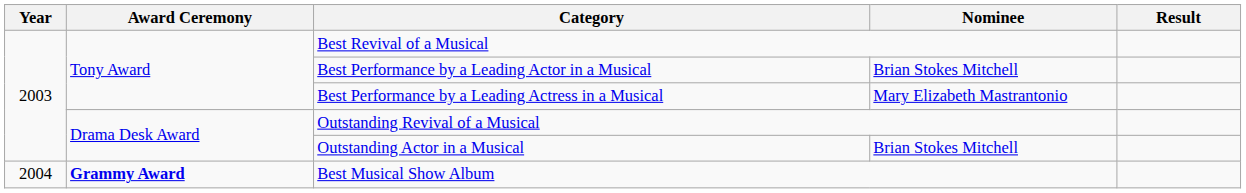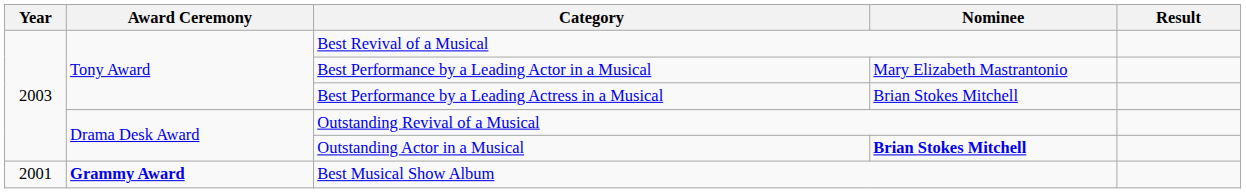(946, 69) Brian Stokes Mitchell -> (970, 69) Mary Elizabeth Mastrantonio
(970, 95) Mary Elizabeth Mastrantonio -> (946, 95) Brian Stokes Mitchell
(946, 148) normal -> (950, 148) bold
(35, 174) 2004 -> (35, 174) 2001
